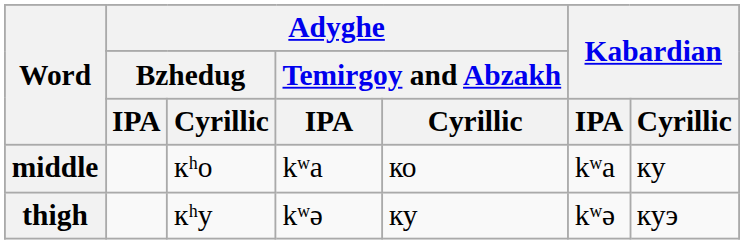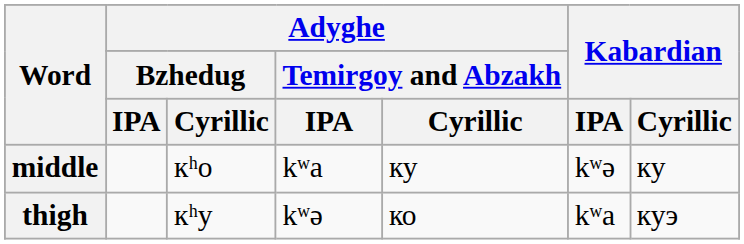(403, 167) ко -> (403, 167) ку
(595, 167) kʷa -> (595, 167) kʷə
(403, 214) ку -> (403, 214) ко
(595, 214) kʷə -> (595, 214) kʷa
